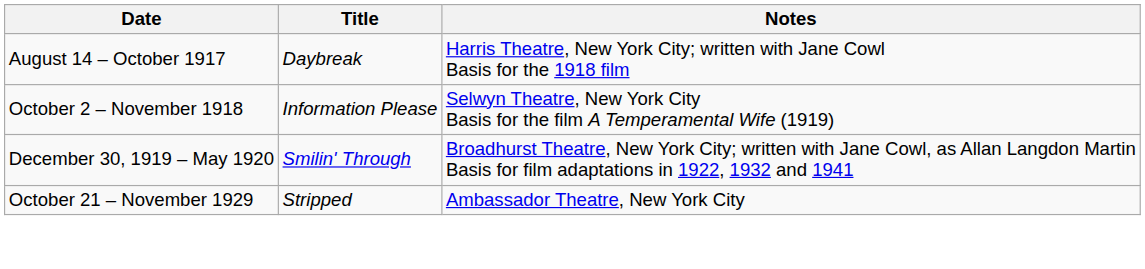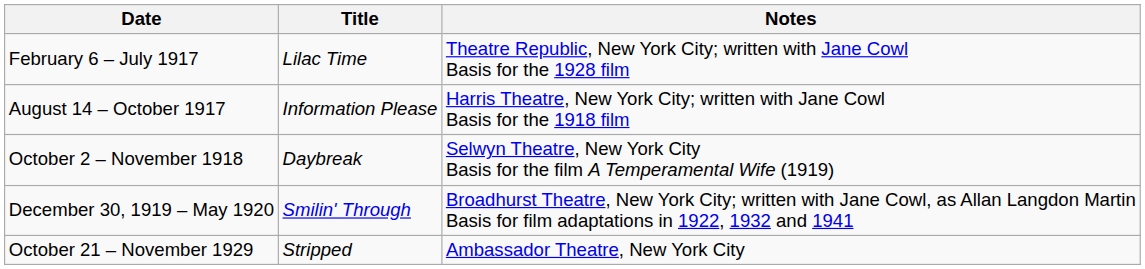+ row: (104, 59)
(322, 59) Daybreak -> (360, 109) Information Please
(360, 109) Information Please -> (322, 159) Daybreak
